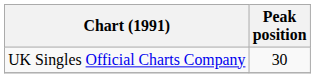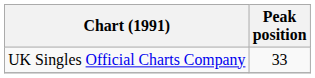(280, 60) 30 -> (280, 60) 33
